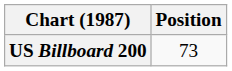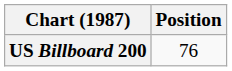(189, 50) 73 -> (189, 50) 76
